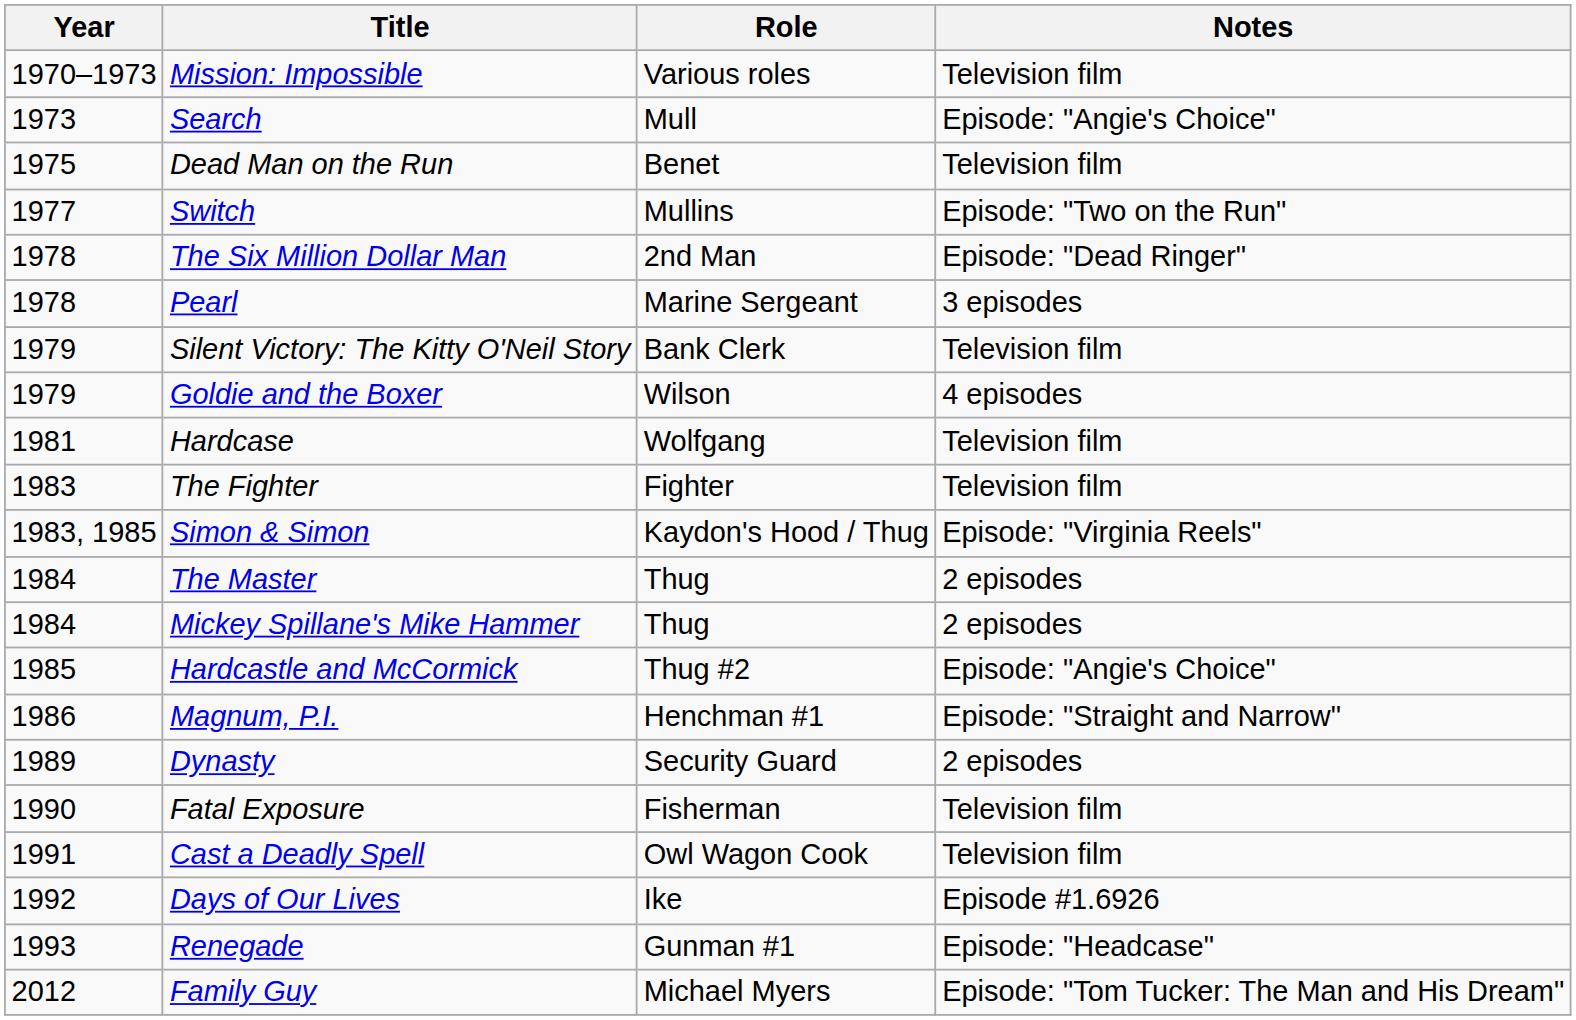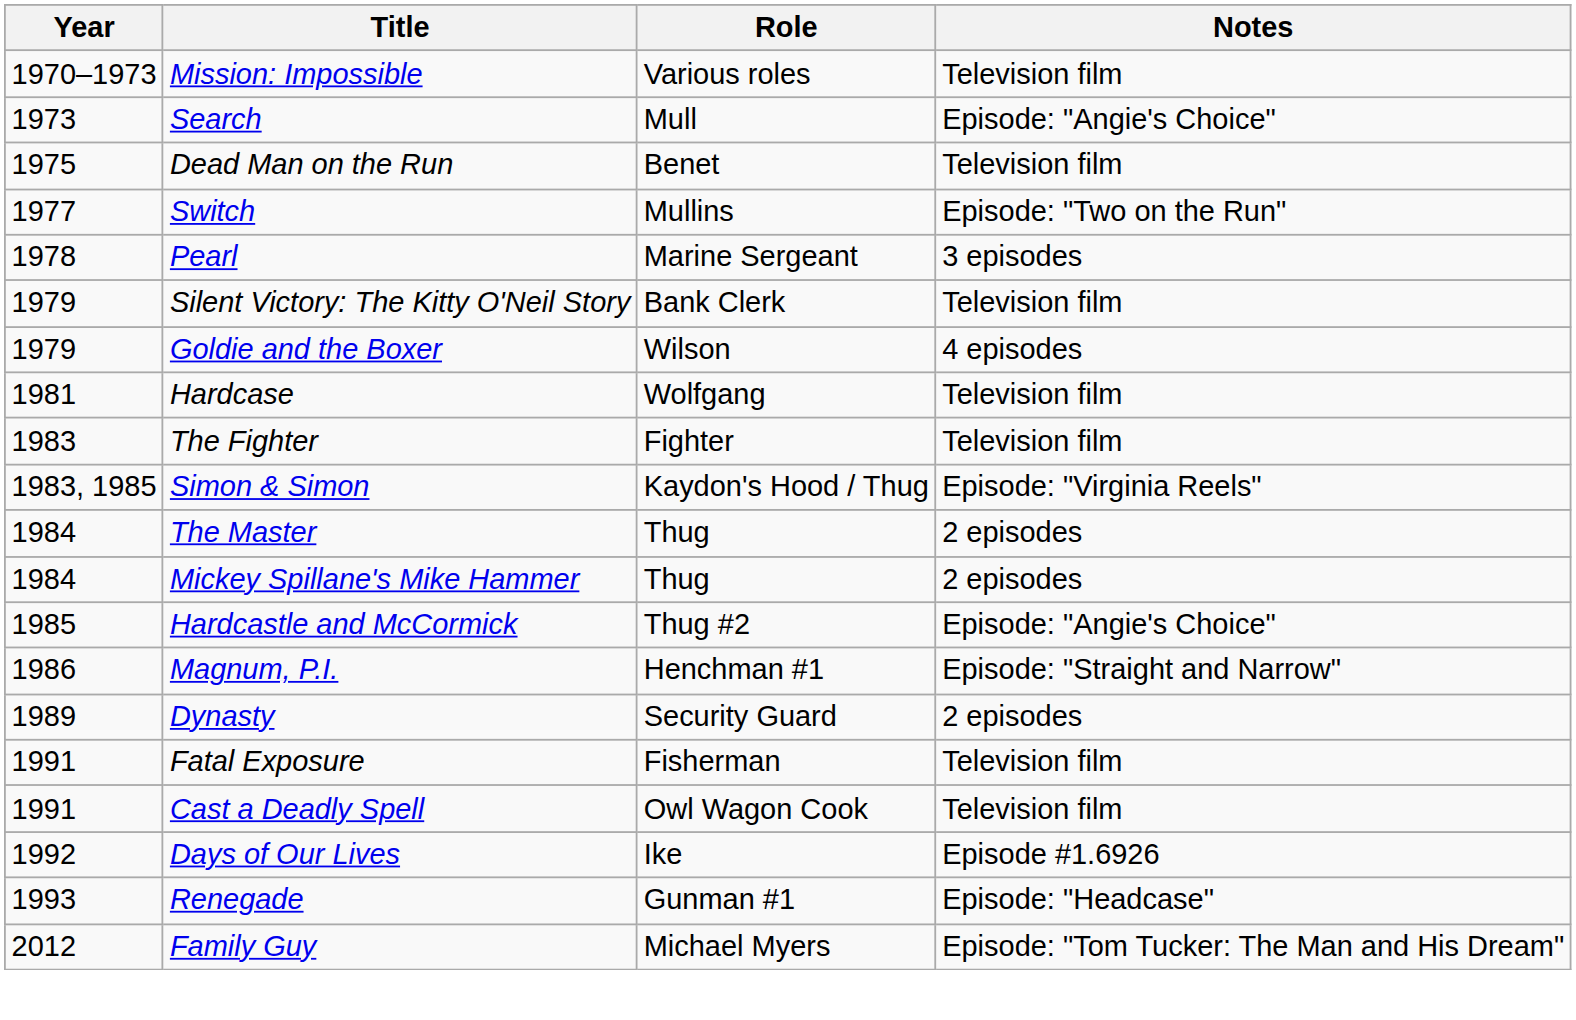- row: (338, 257)
(44, 808) 1990 -> (44, 762) 1991
